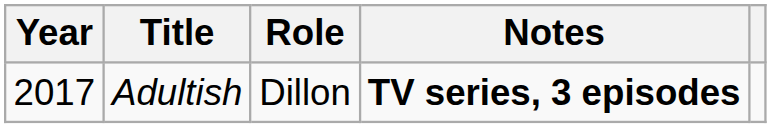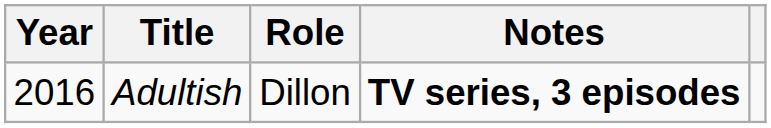(54, 91) 2017 -> (54, 91) 2016
